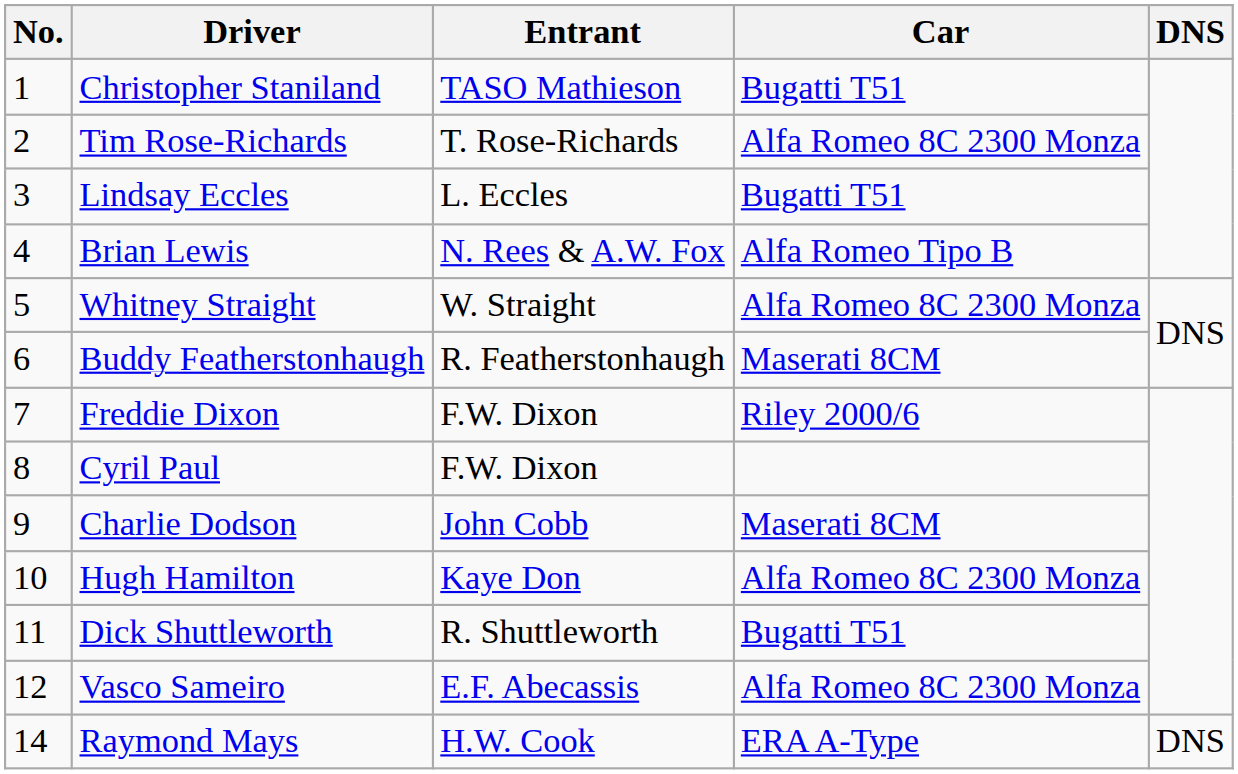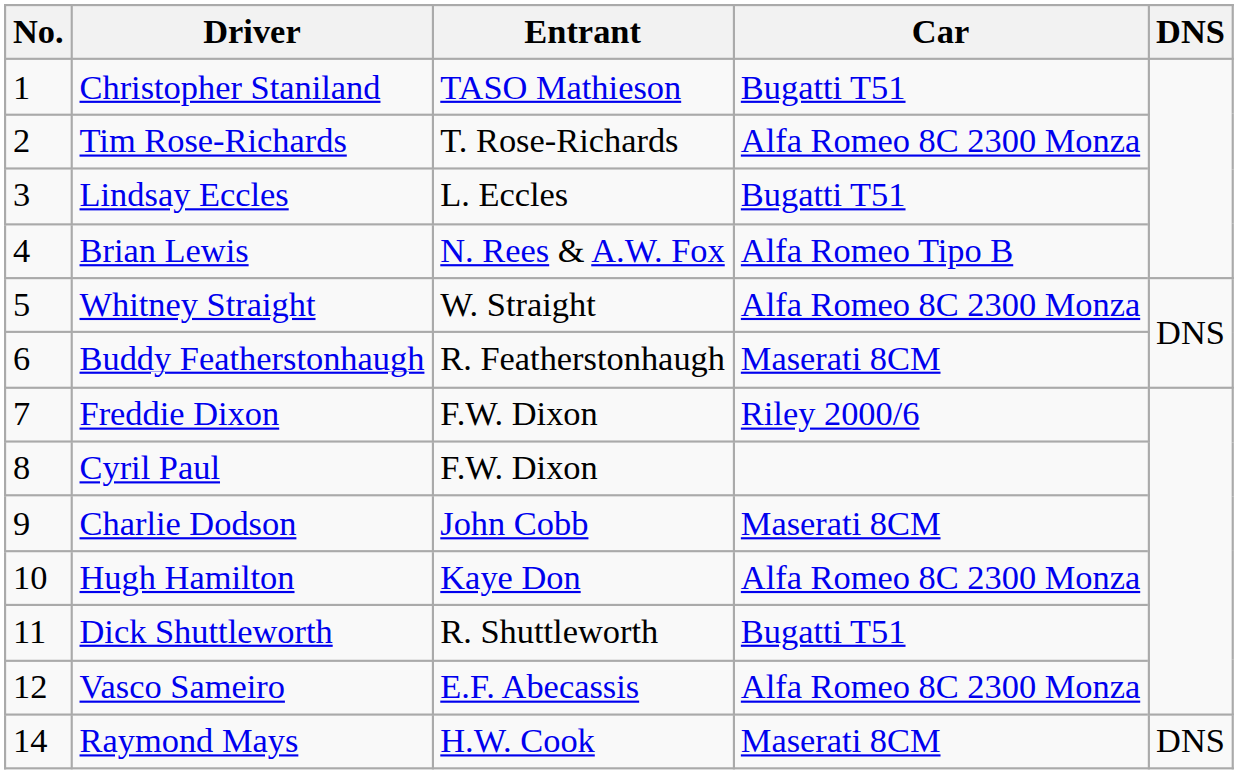(830, 741) ERA A-Type -> (841, 741) Maserati 8CM
